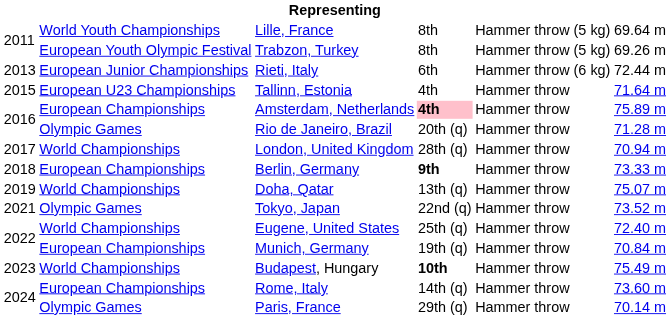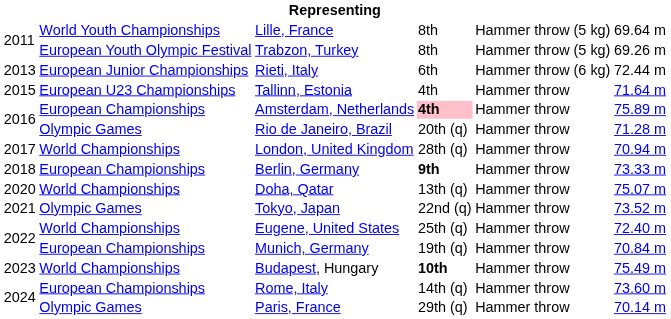(20, 189) 2019 -> (20, 189) 2020
